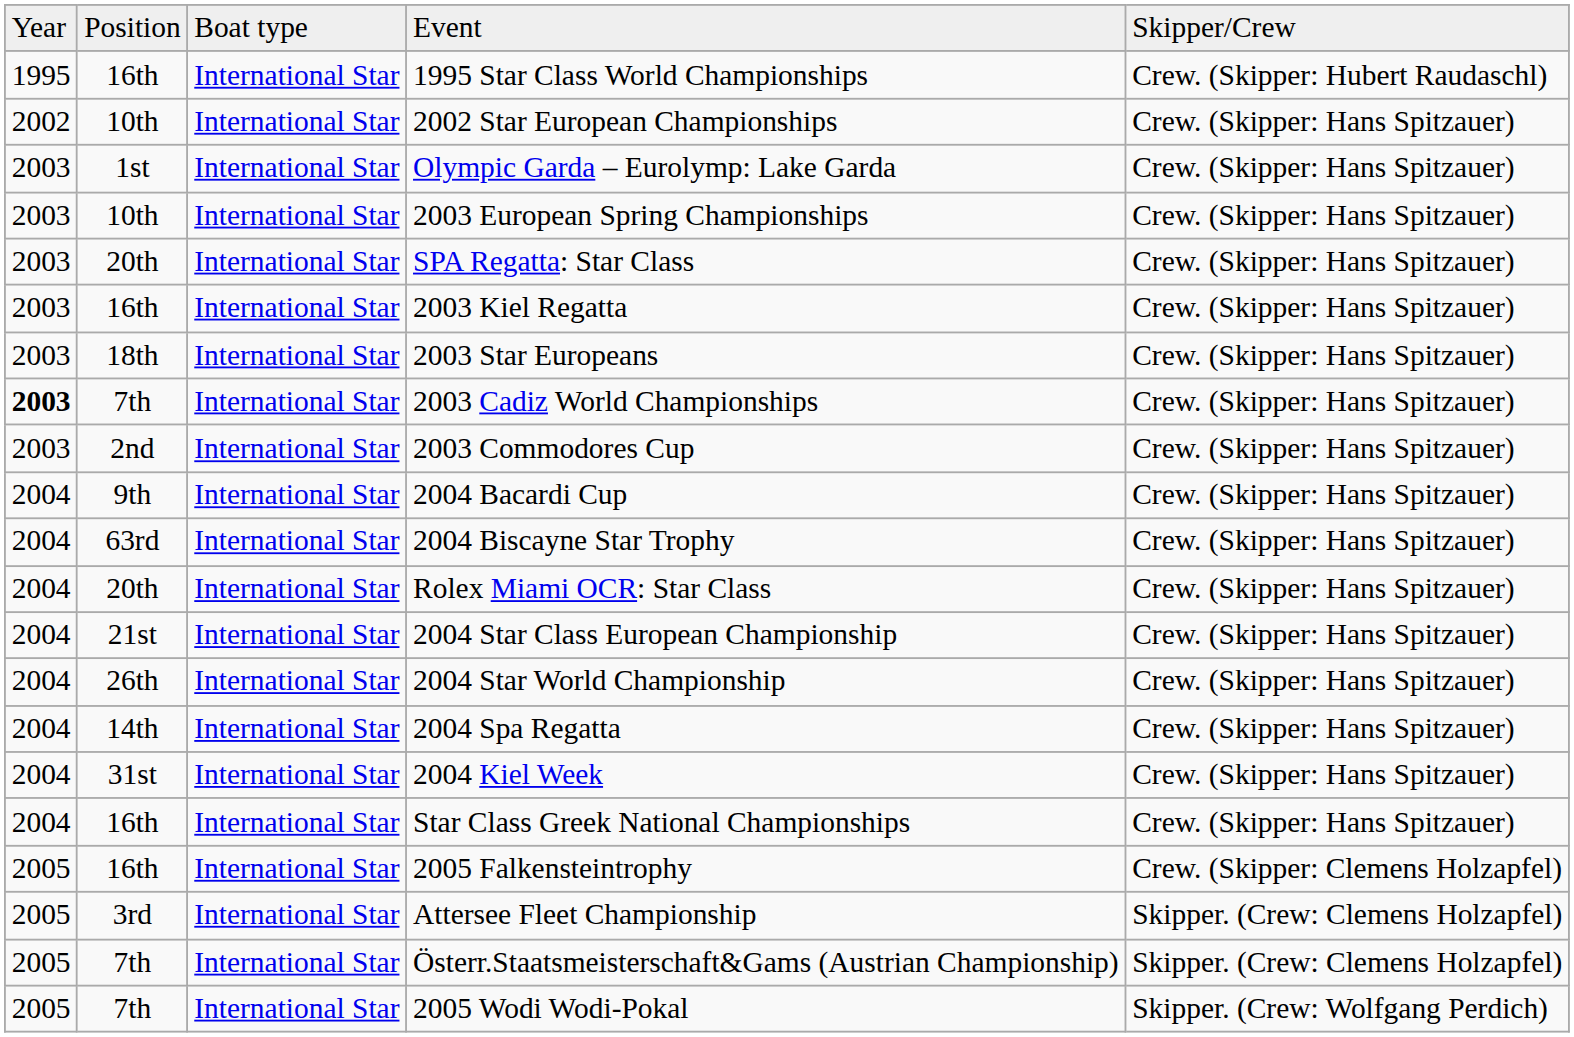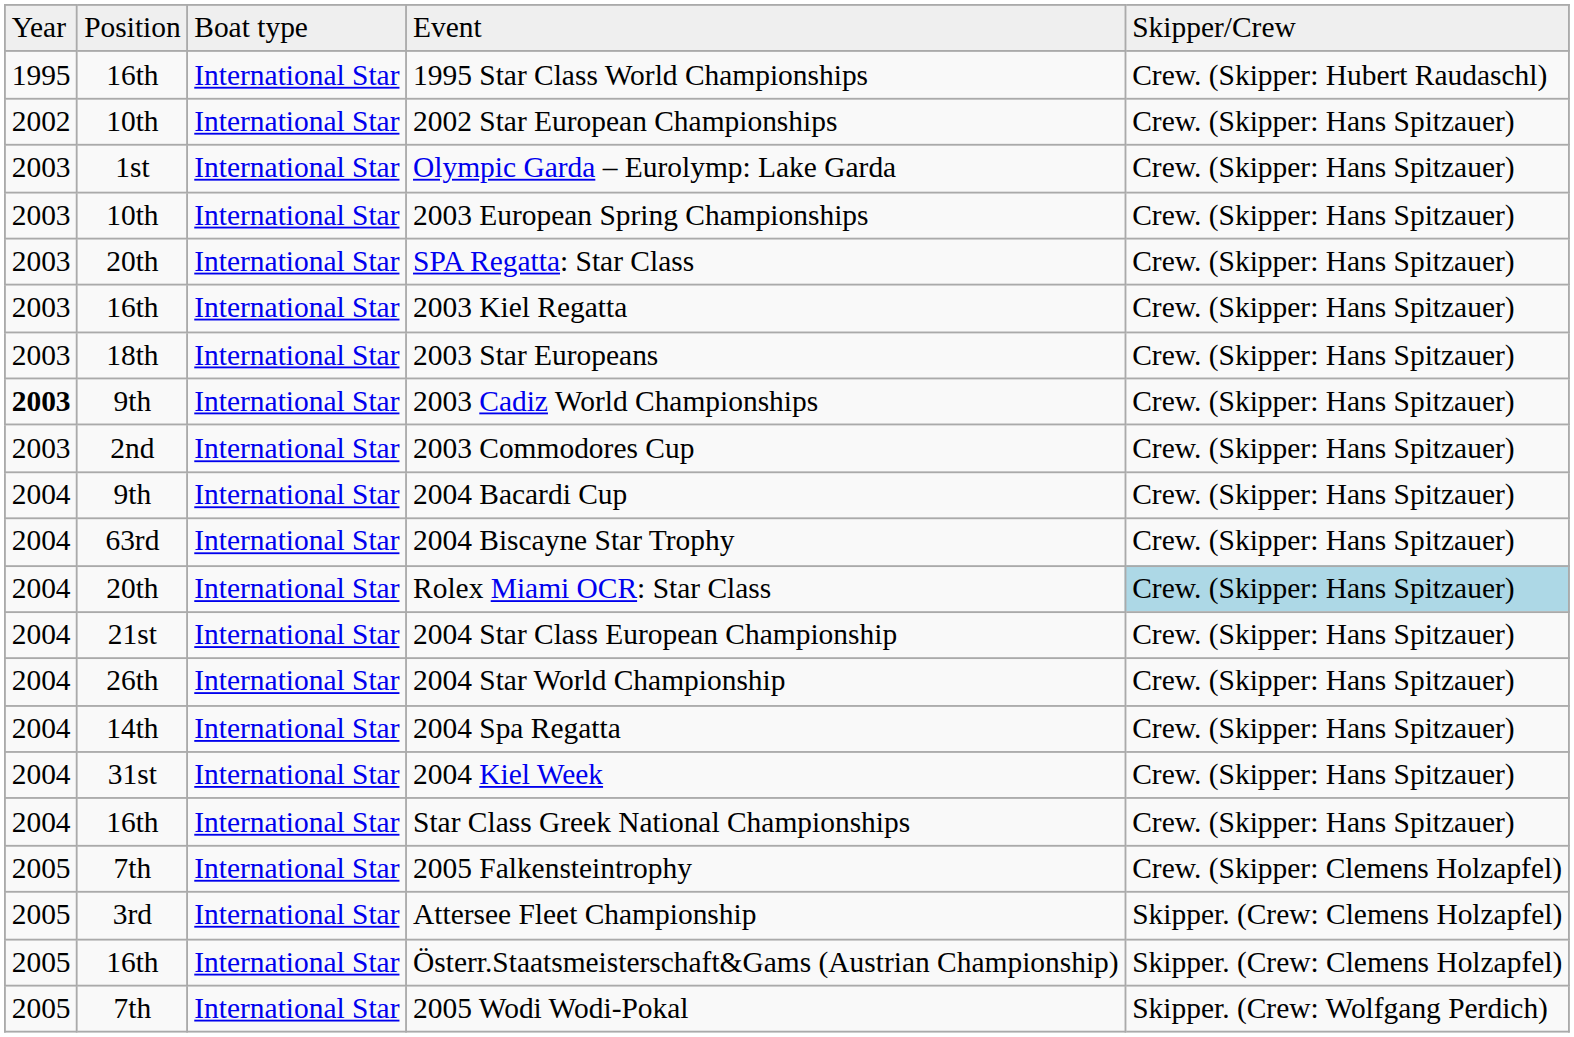(132, 401) 7th -> (132, 401) 9th
(1323, 588) no background -> (1323, 588) lightblue background
(132, 868) 16th -> (132, 868) 7th
(132, 961) 7th -> (132, 961) 16th
